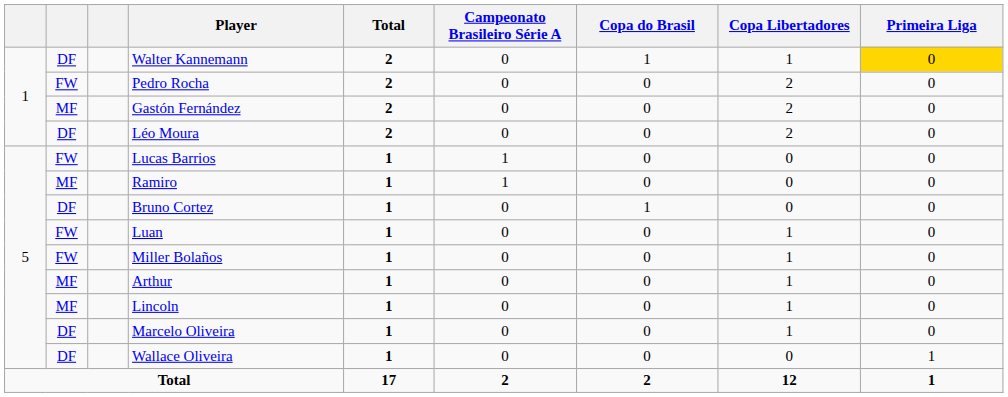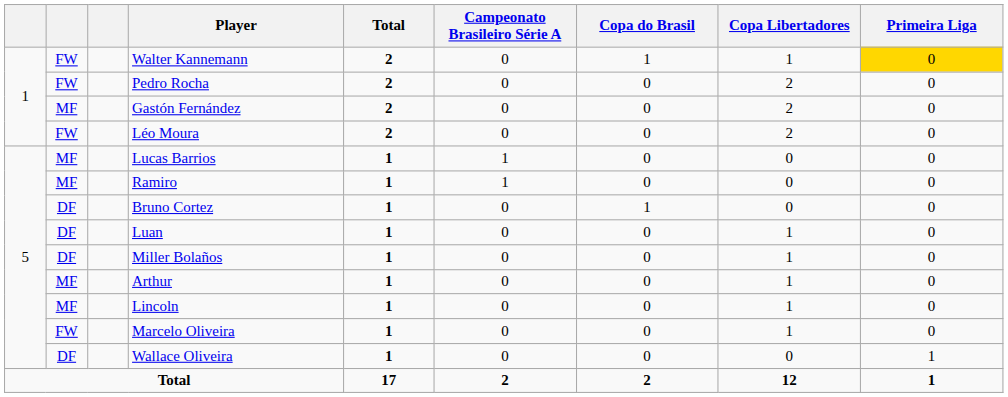(67, 59) DF -> (67, 59) FW
(67, 133) DF -> (67, 133) FW
(67, 158) FW -> (67, 158) MF
(67, 232) FW -> (67, 232) DF
(67, 257) FW -> (67, 257) DF
(67, 331) DF -> (67, 331) FW
